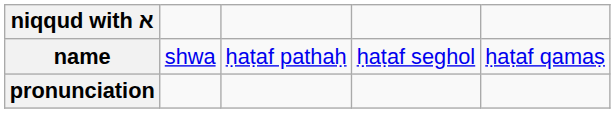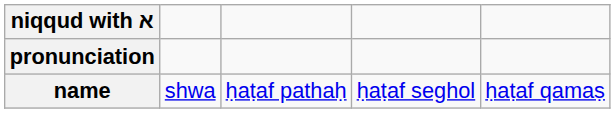rows swapped: (82, 56) <-> (82, 90)
